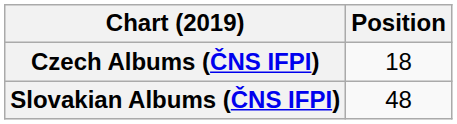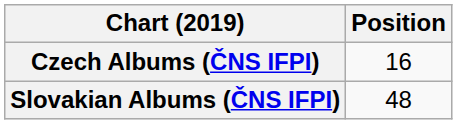(399, 61) 18 -> (399, 61) 16
